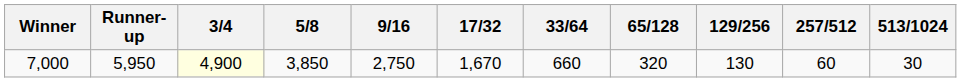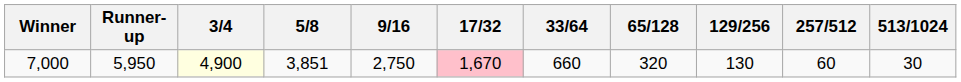(307, 63) 3,850 -> (307, 63) 3,851
(480, 63) no background -> (480, 63) pink background
